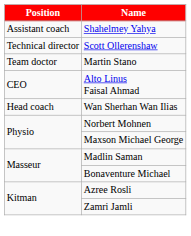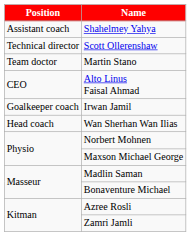+ row: (108, 107)
